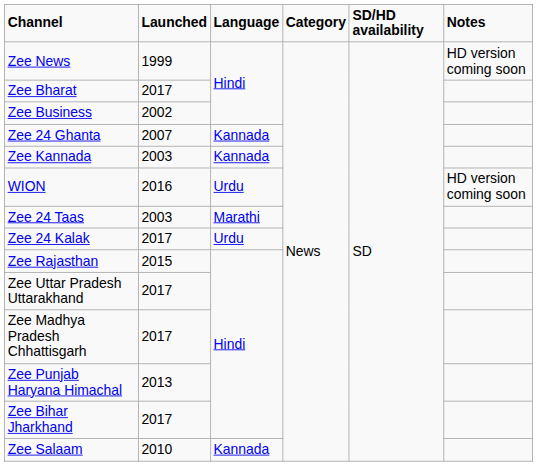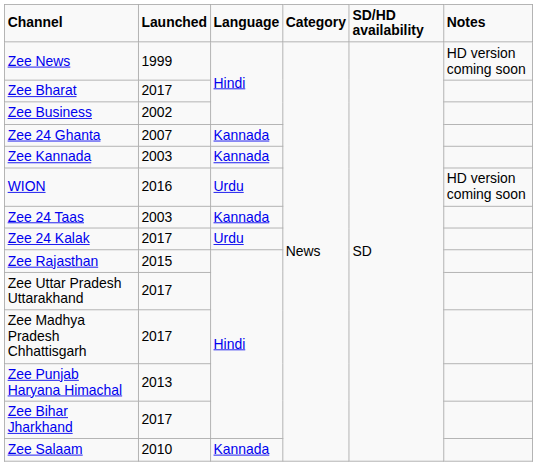(237, 217) Marathi -> (241, 217) Kannada
